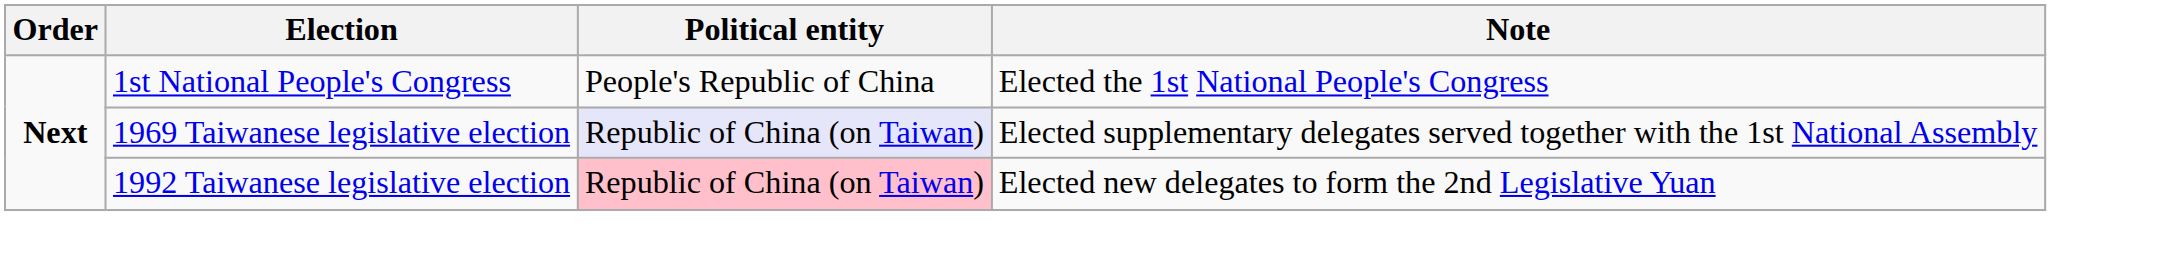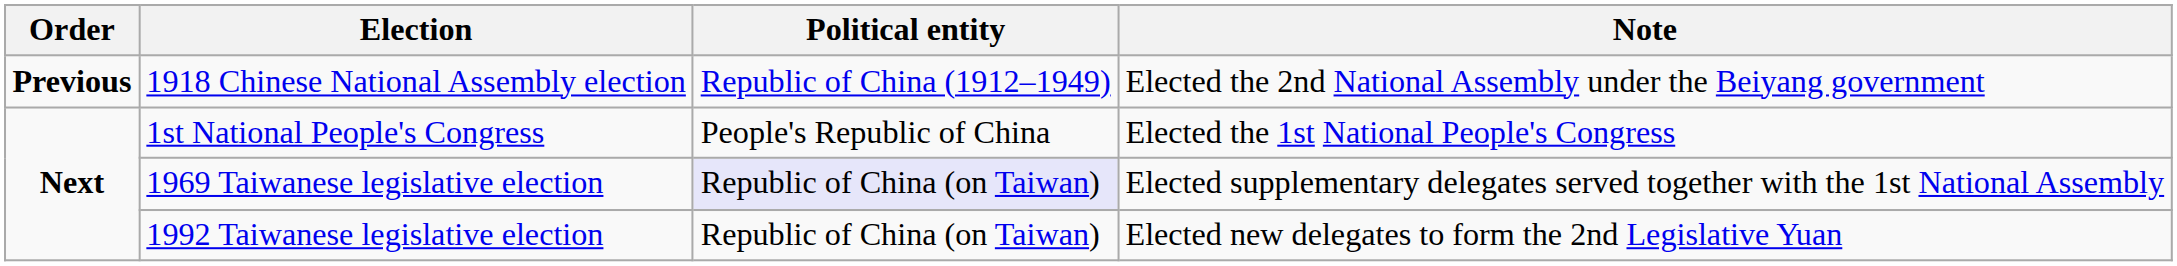+ row: (416, 81)
(784, 183) pink background -> (900, 234) no background
